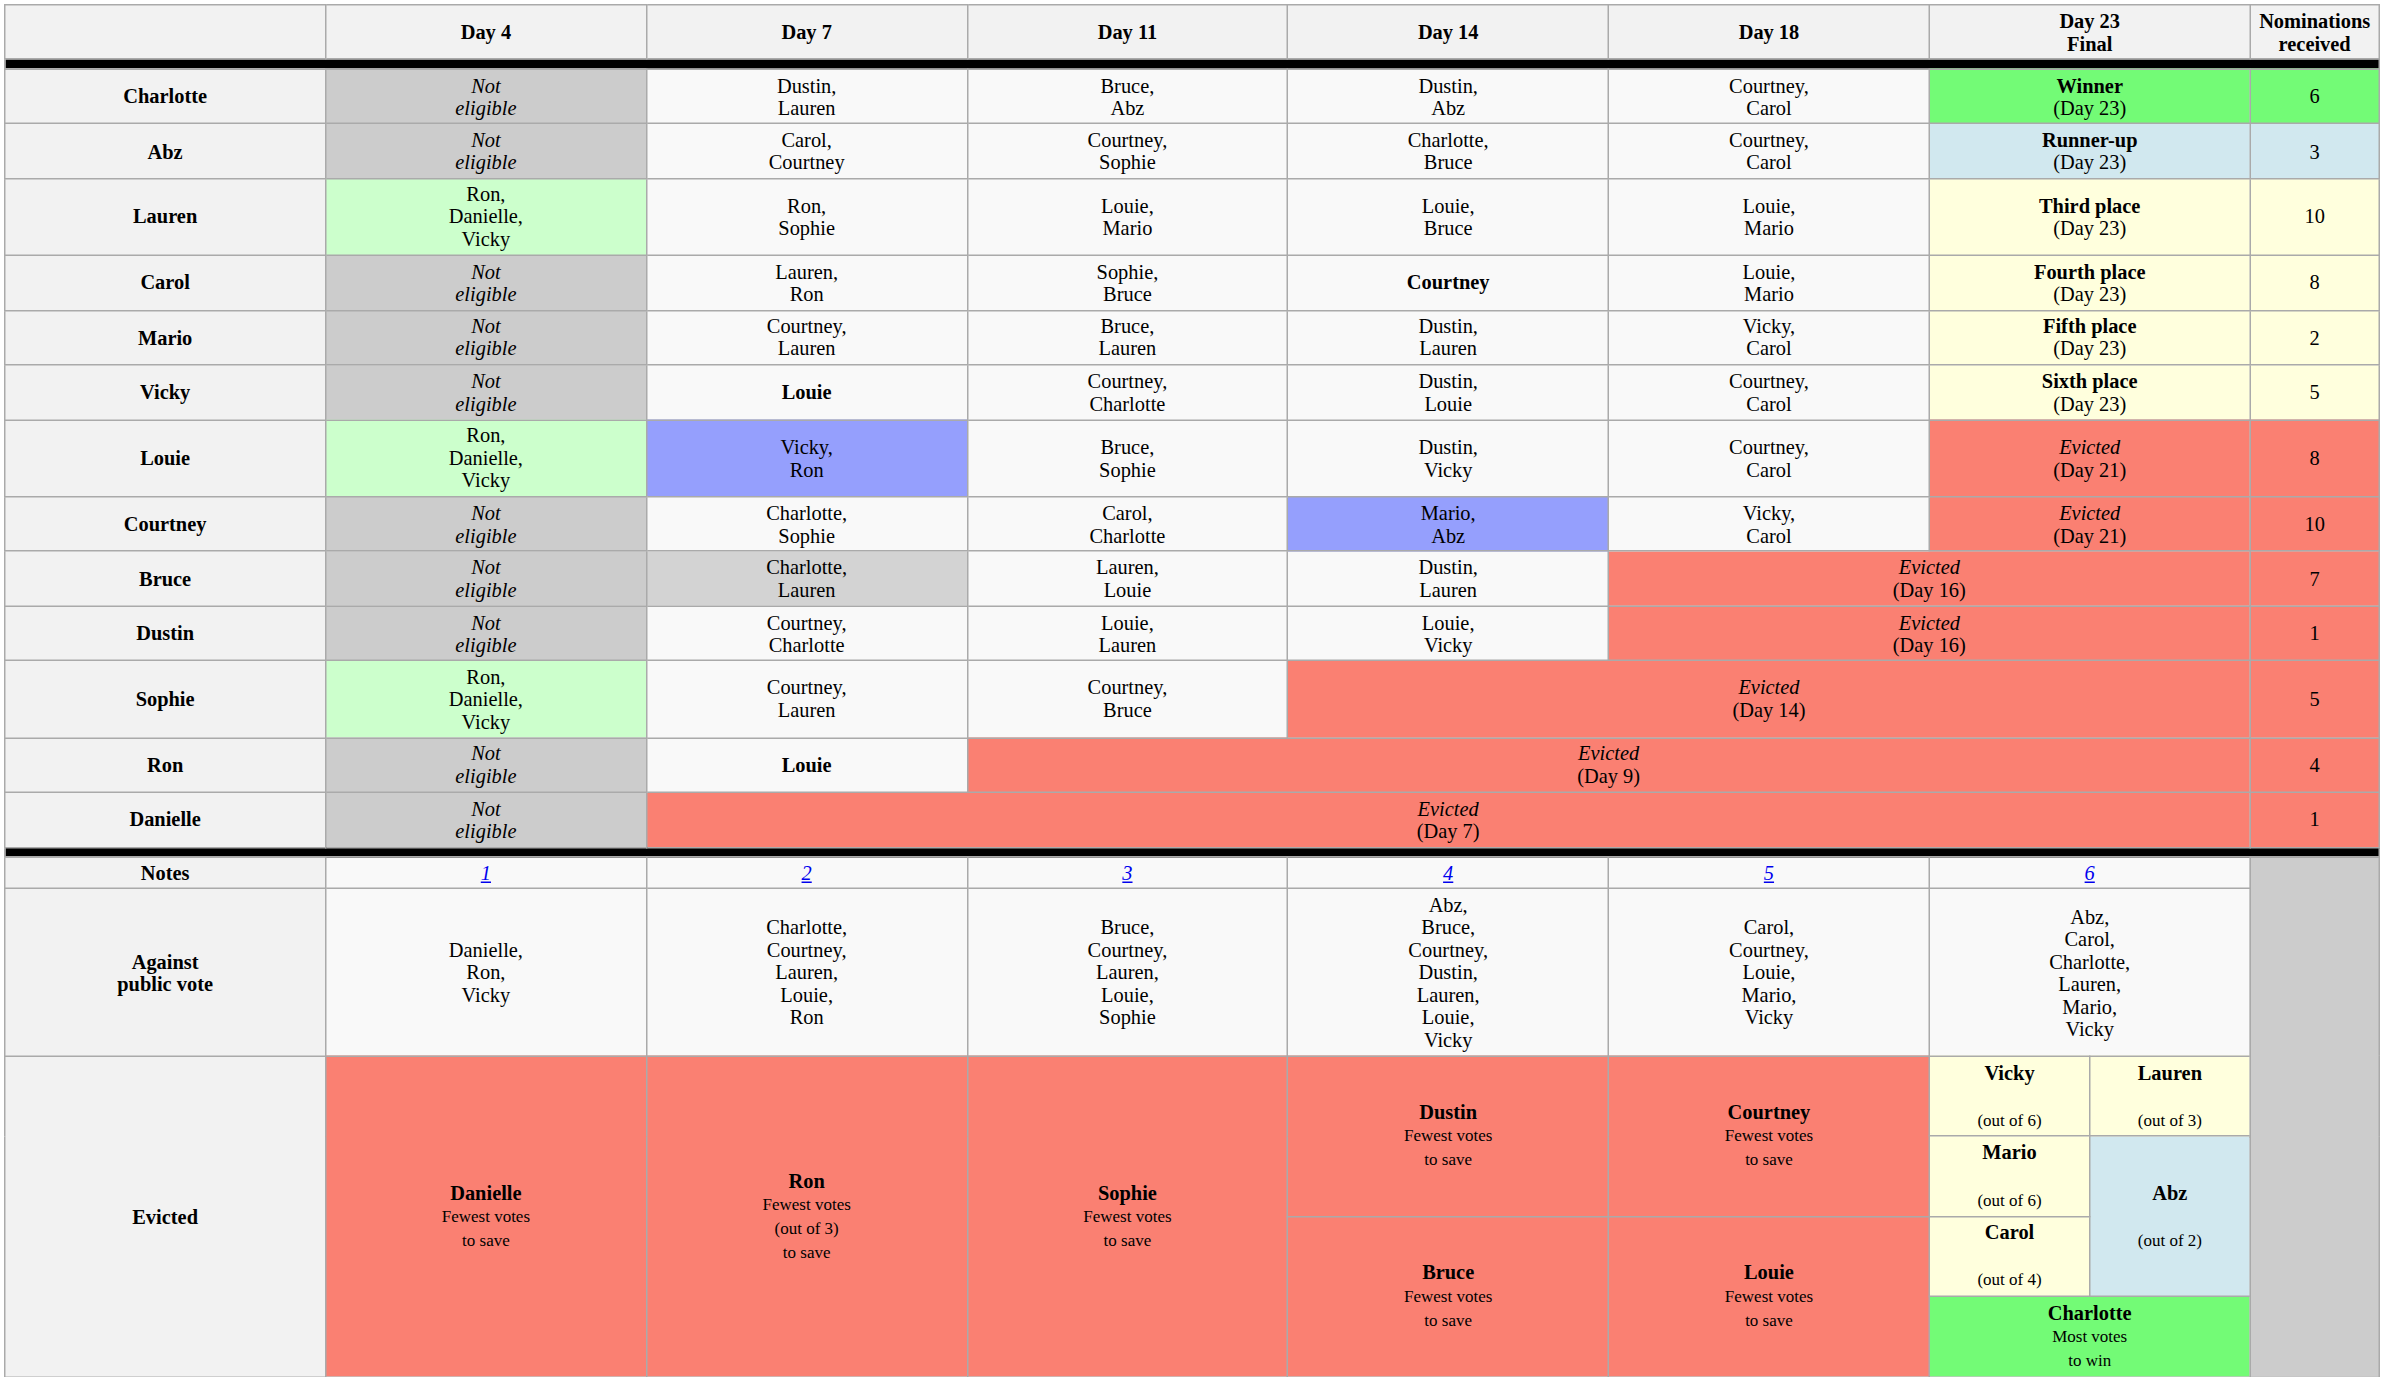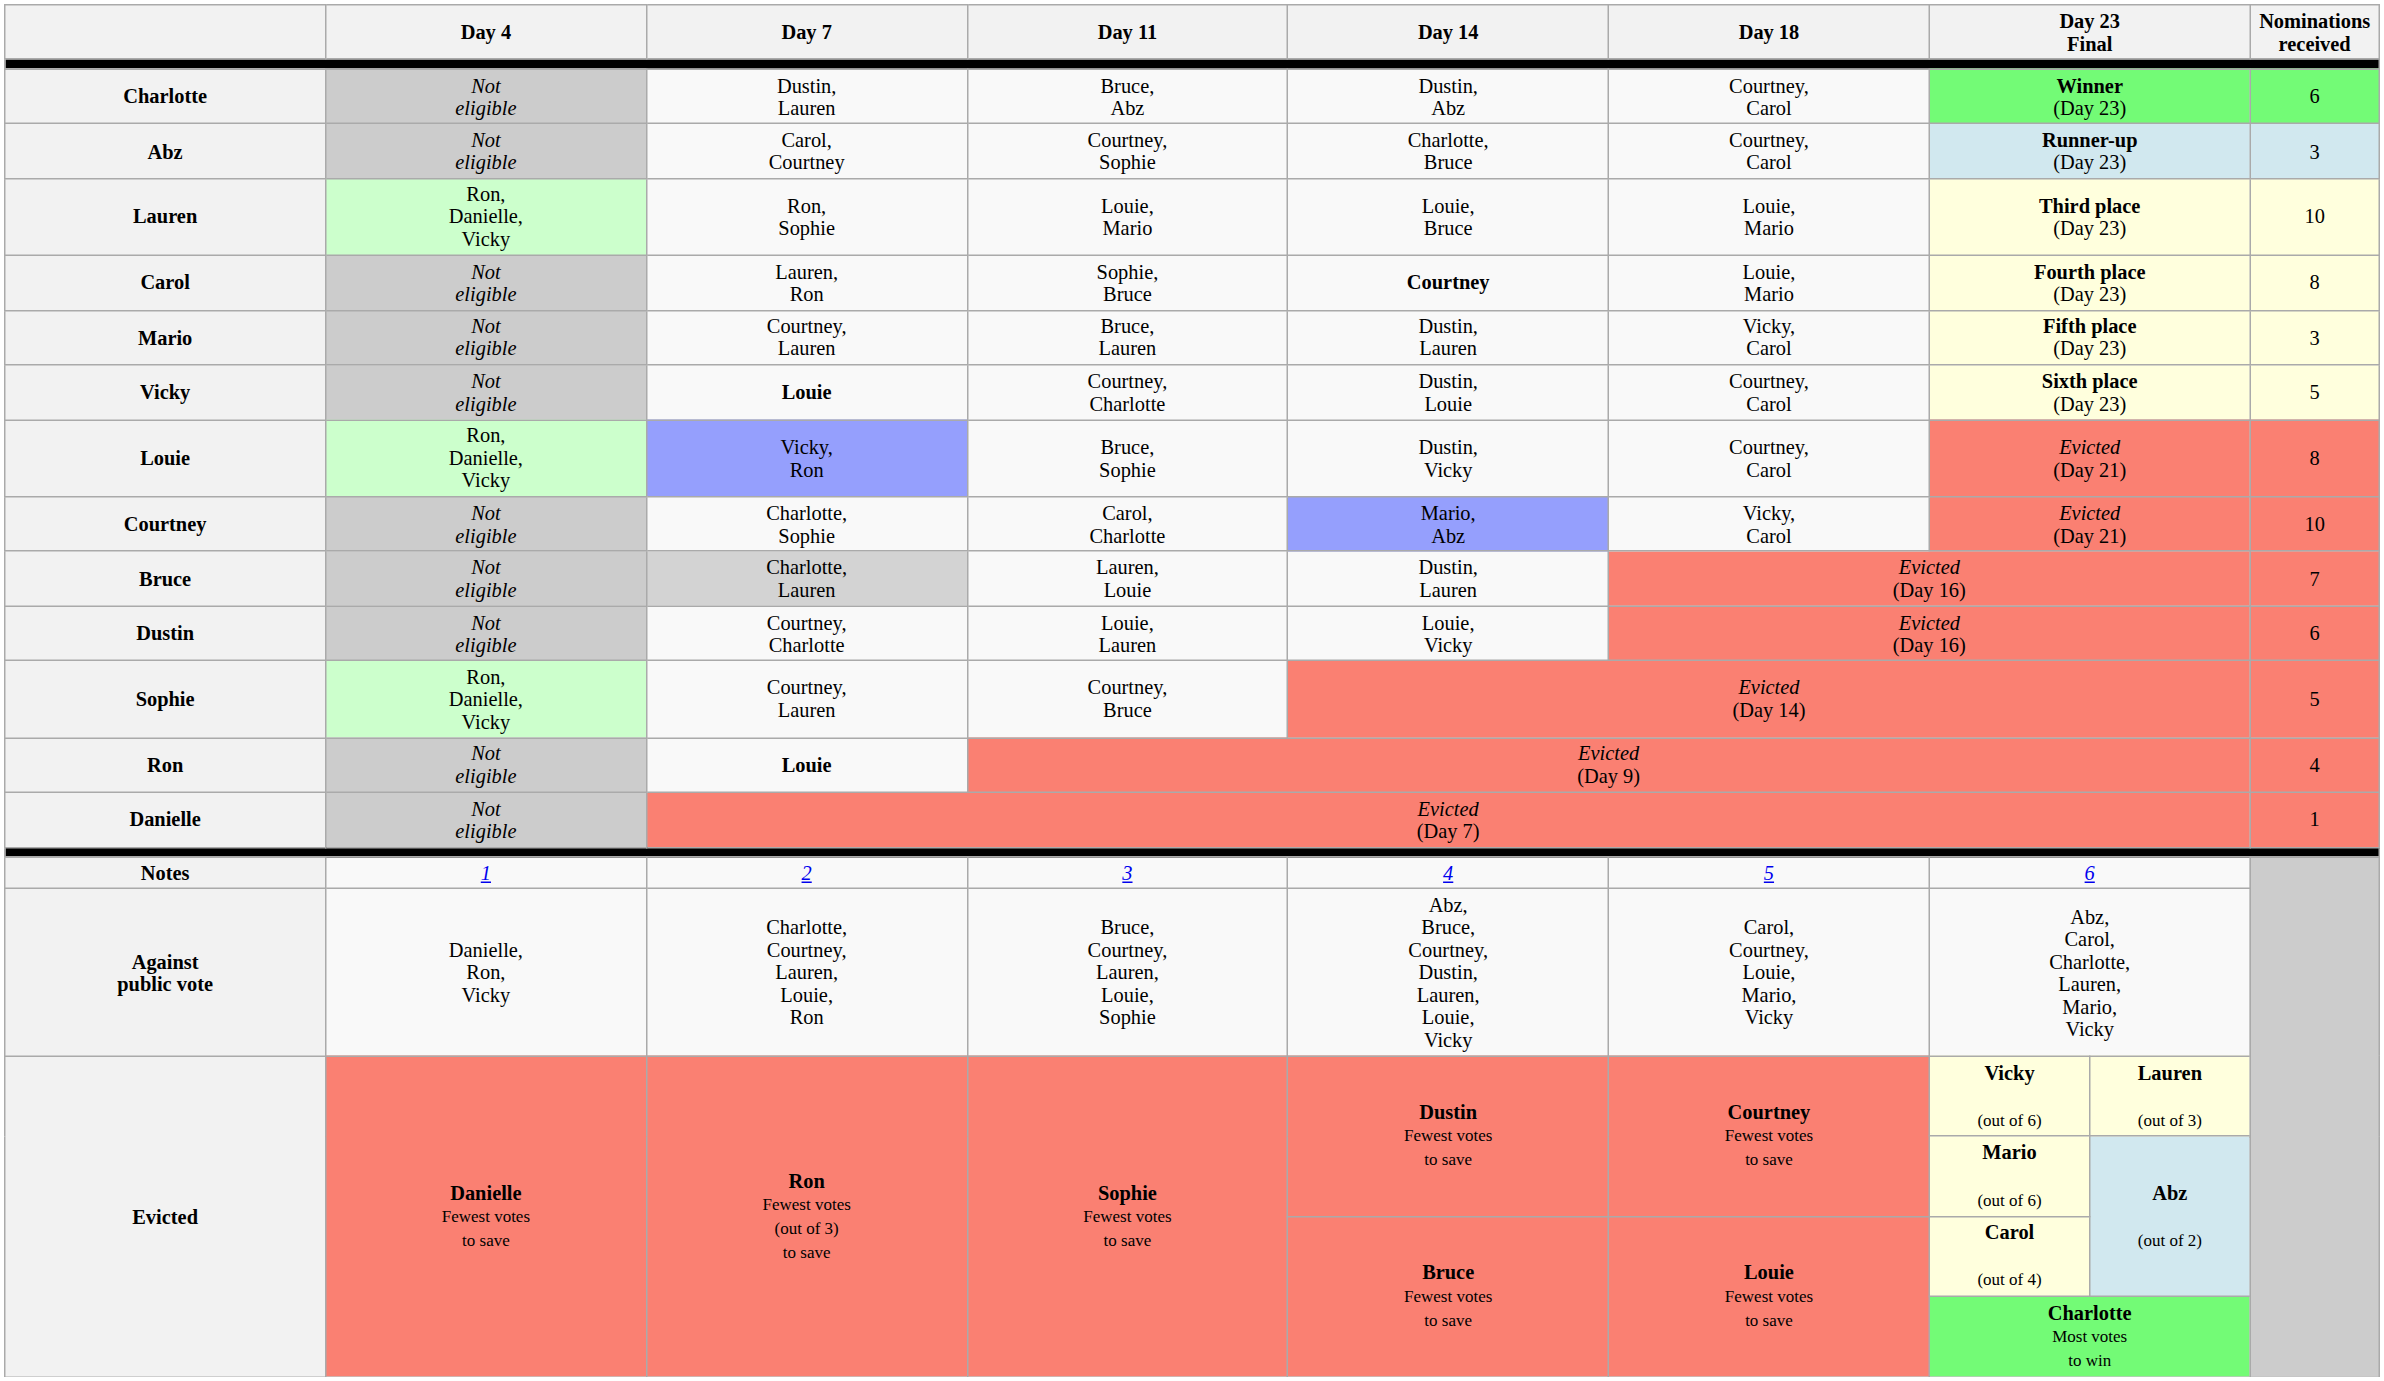(2315, 337) 2 -> (2315, 337) 3
(2315, 633) 1 -> (2315, 633) 6
